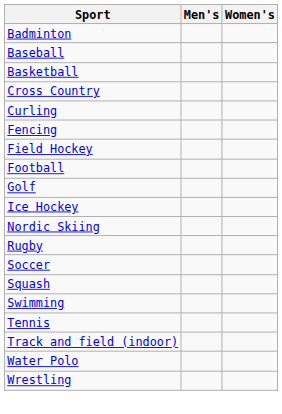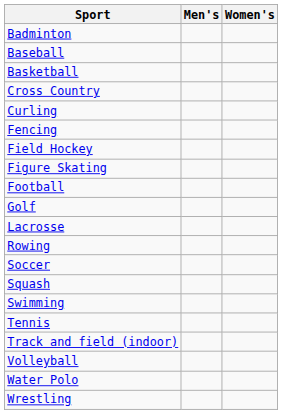+ row: (57, 168)
- row: (43, 207)
+ row: (36, 226)
- row: (54, 226)
+ row: (29, 245)
- row: (25, 245)
+ row: (43, 361)
